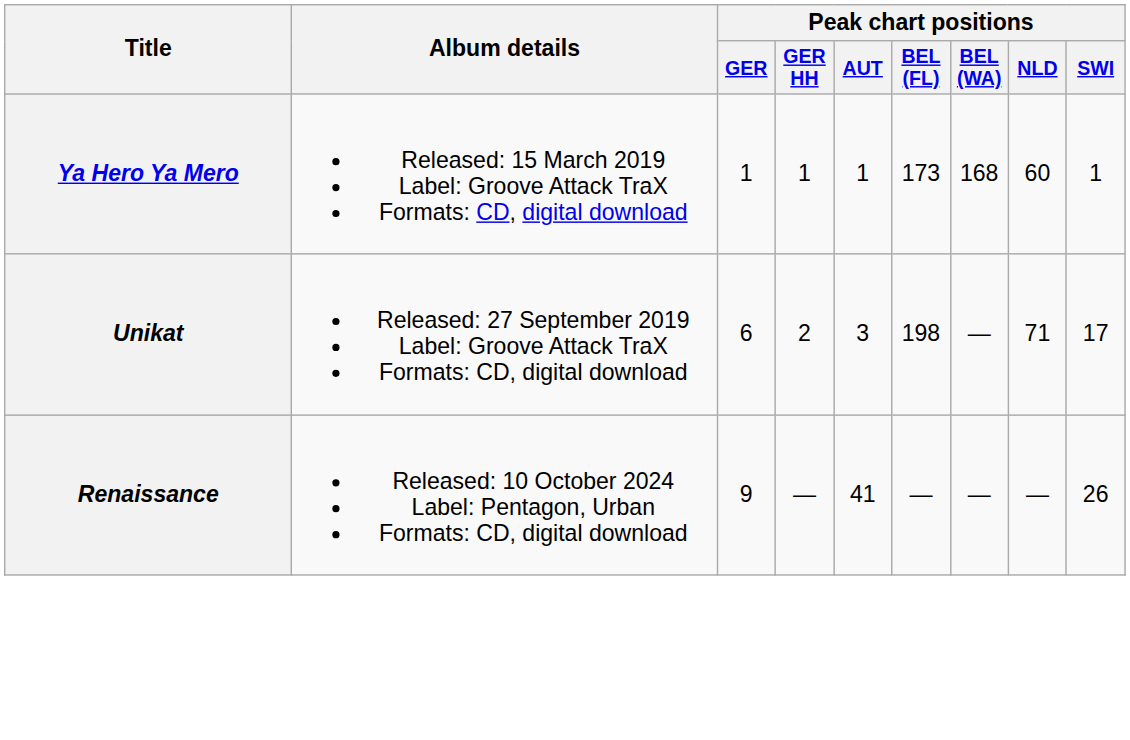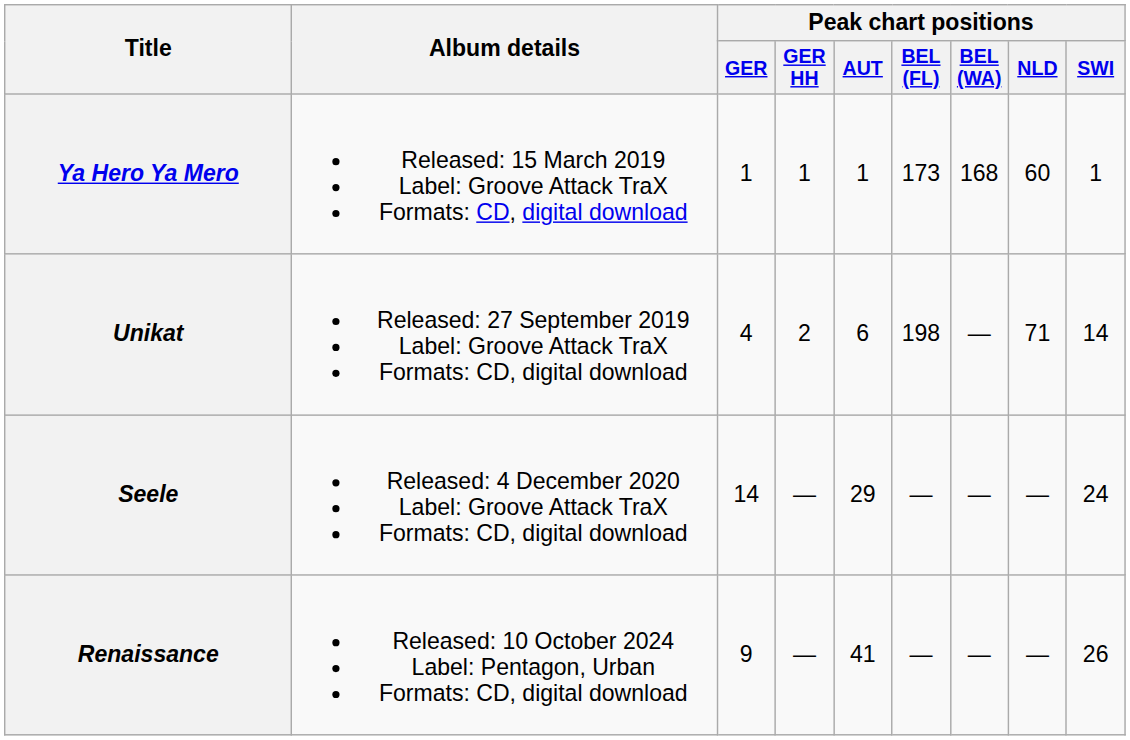(746, 334) 6 -> (746, 334) 4
(863, 334) 3 -> (863, 334) 6
(1096, 334) 17 -> (1096, 334) 14
+ row: (148, 494)
